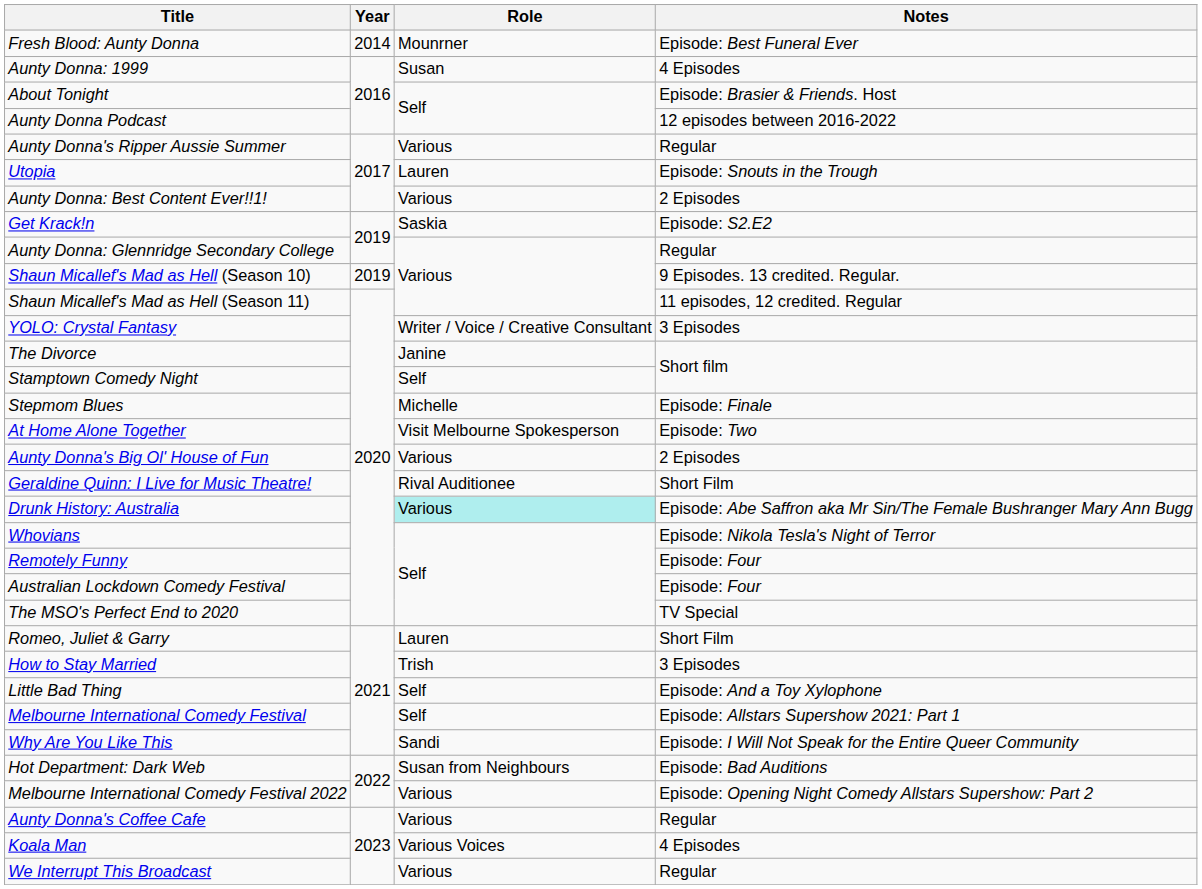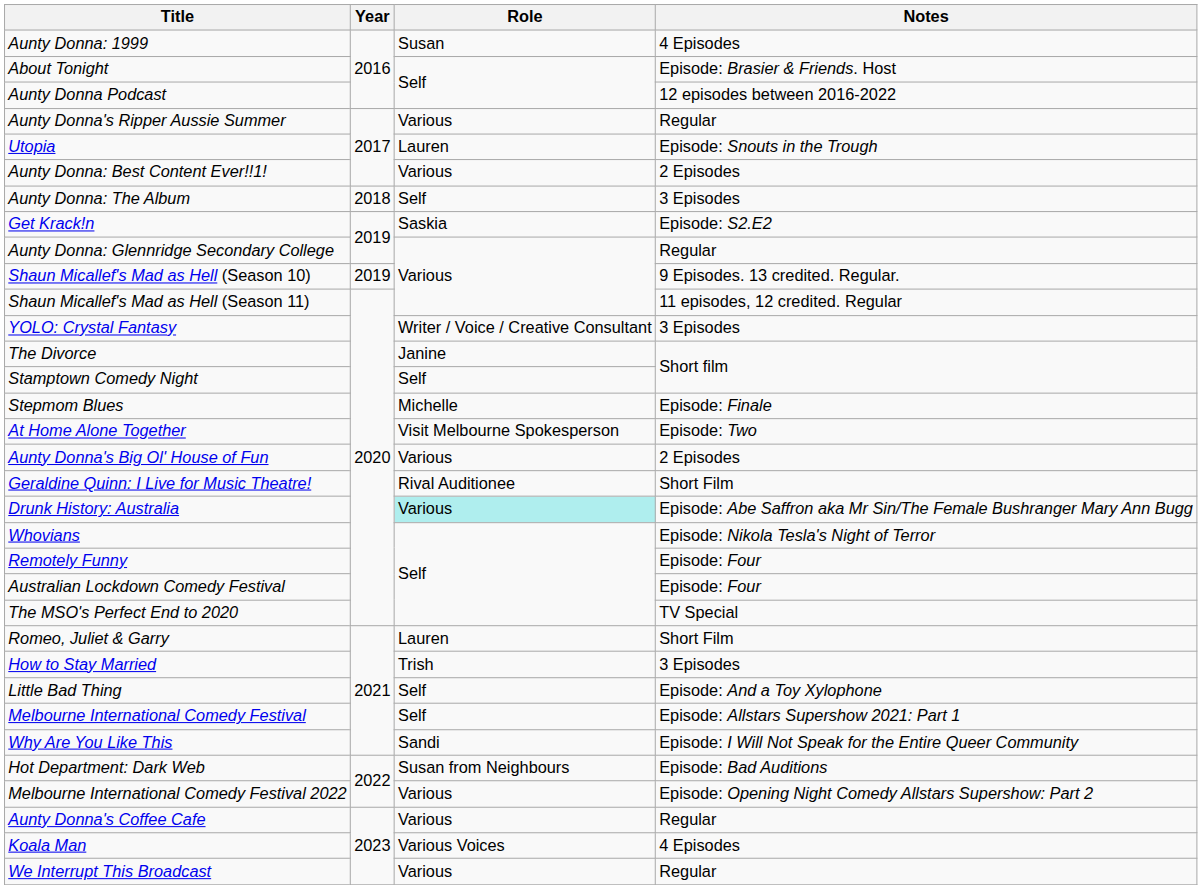- row: (104, 43)
+ row: (99, 198)
